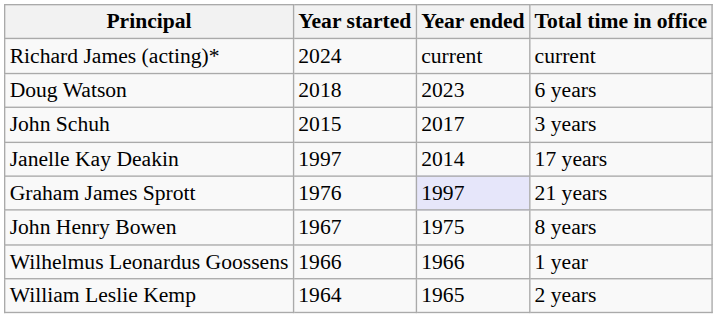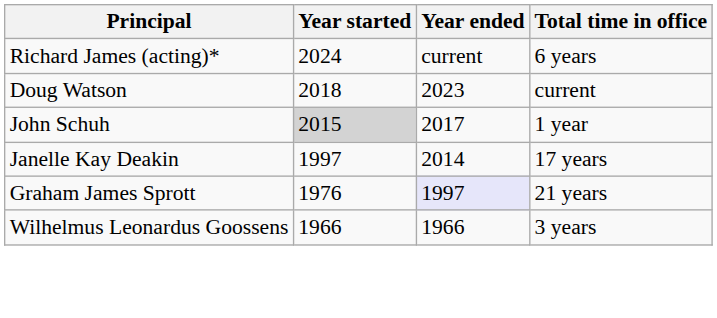(565, 55) current -> (565, 55) 6 years
(565, 90) 6 years -> (565, 90) current
(320, 124) no background -> (320, 124) lightgrey background
(565, 124) 3 years -> (561, 124) 1 year
- row: (93, 227)
(561, 261) 1 year -> (565, 227) 3 years
- row: (103, 295)
